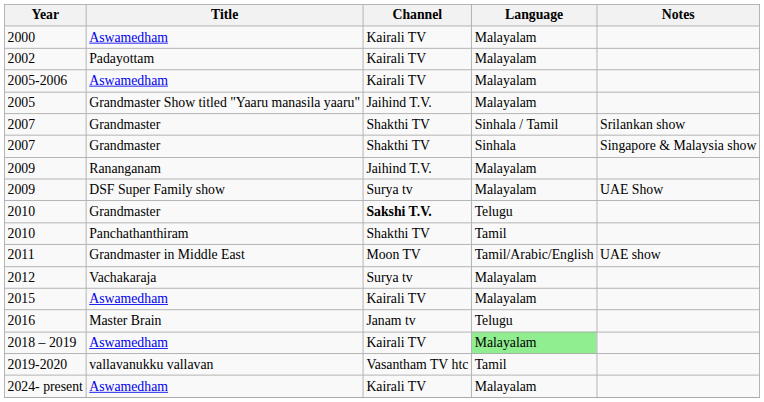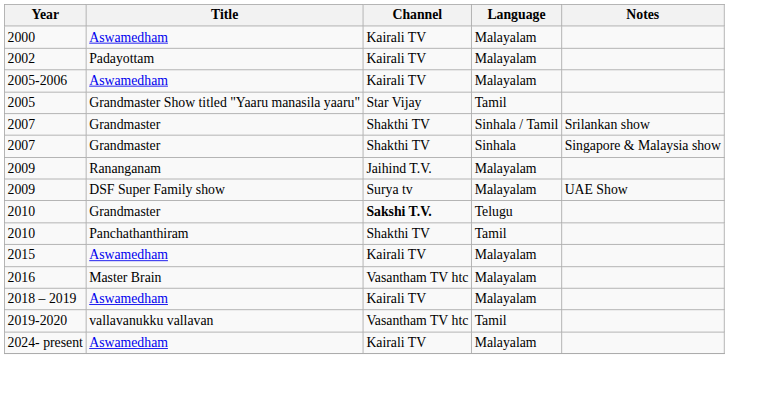(399, 102) Jaihind T.V. -> (394, 102) Star Vijay
(506, 102) Malayalam -> (491, 102) Tamil
- row: (21, 255)
- row: (21, 277)
(391, 320) Janam tv -> (417, 277) Vasantham TV htc
(494, 320) Telugu -> (506, 277) Malayalam
(506, 342) lightgreen background -> (506, 299) no background
